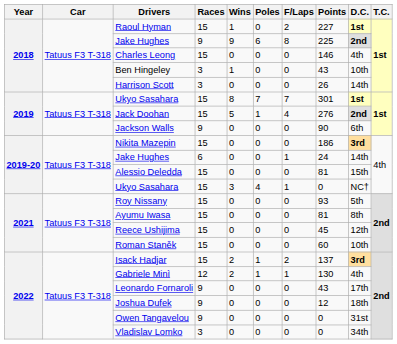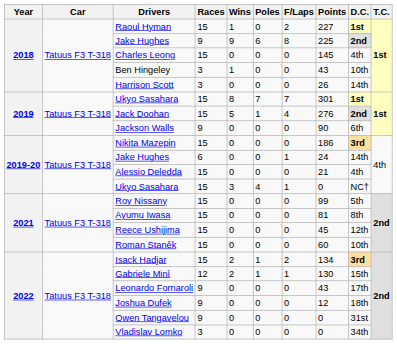(326, 56) 146 -> (326, 56) 145
(323, 172) 81 -> (323, 172) 21
(360, 172) 15th -> (357, 172) 4th
(323, 201) 93 -> (323, 201) 99
(326, 260) 137 -> (326, 260) 134
(357, 274) 4th -> (360, 274) 15th
